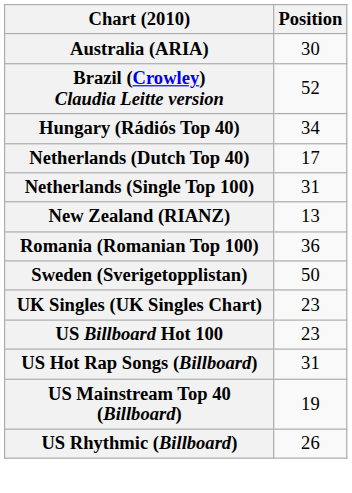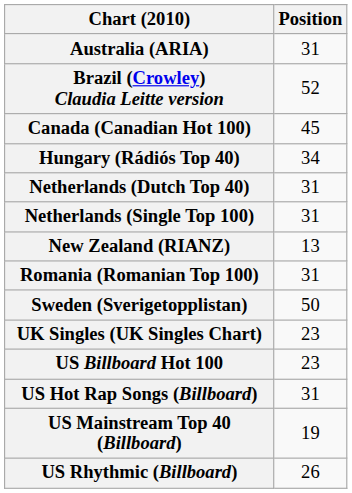(310, 48) 30 -> (310, 48) 31
+ row: (139, 128)
(310, 157) 17 -> (310, 187) 31
(310, 246) 36 -> (310, 275) 31
